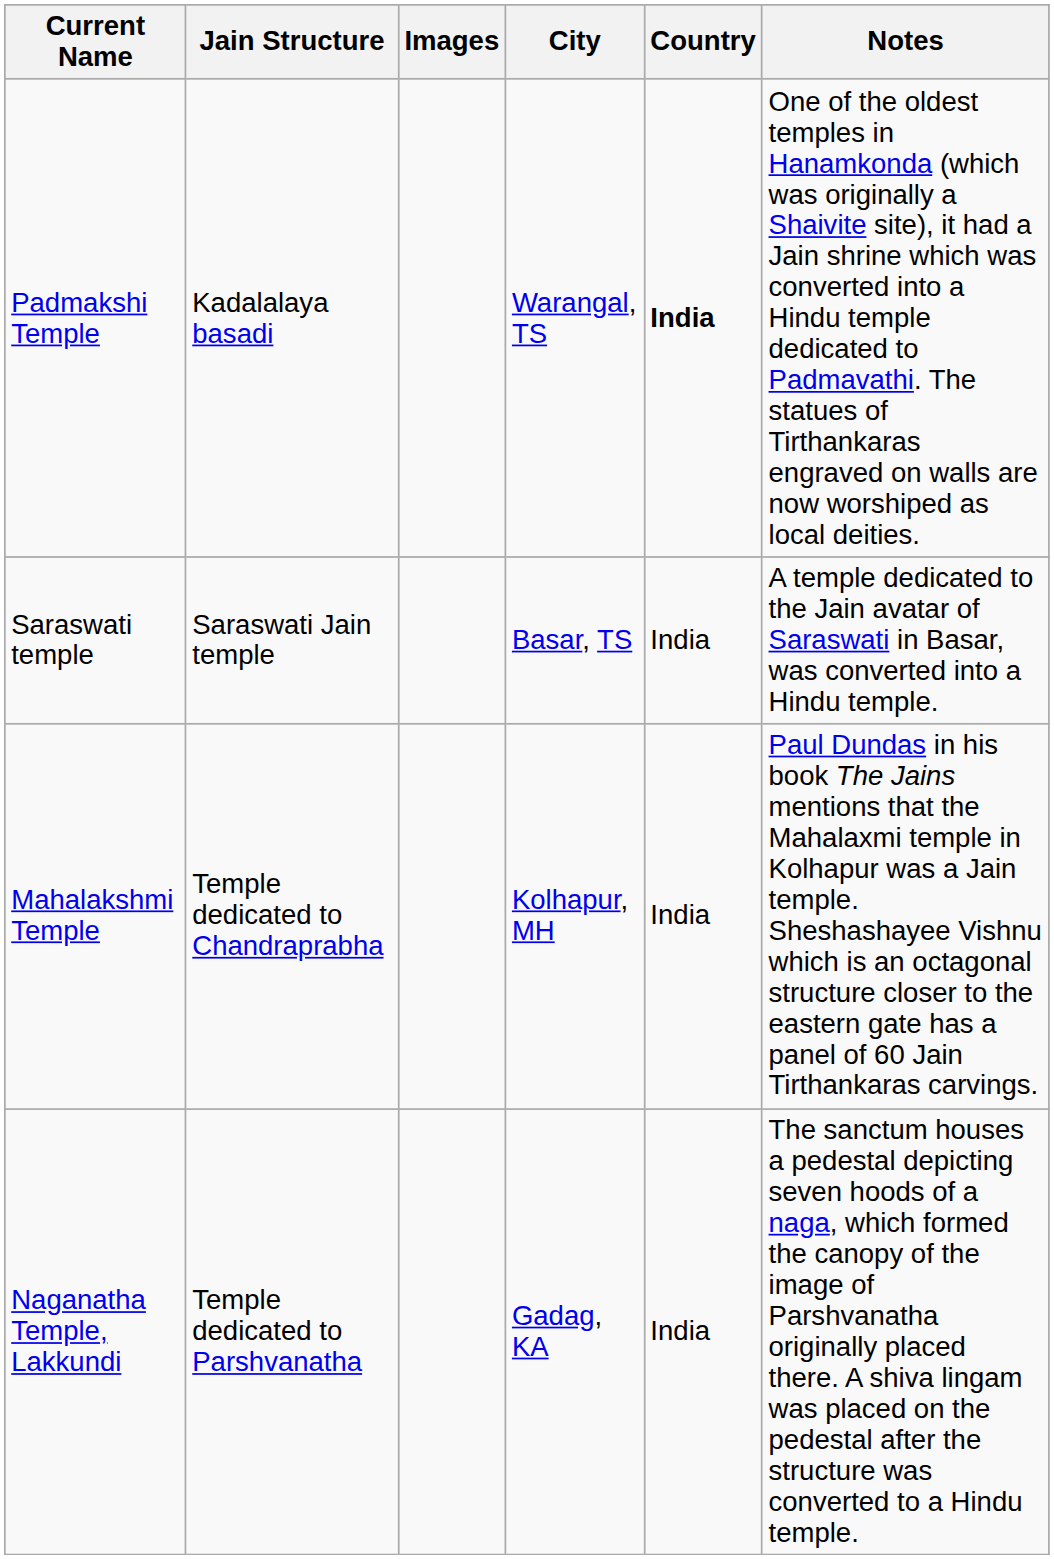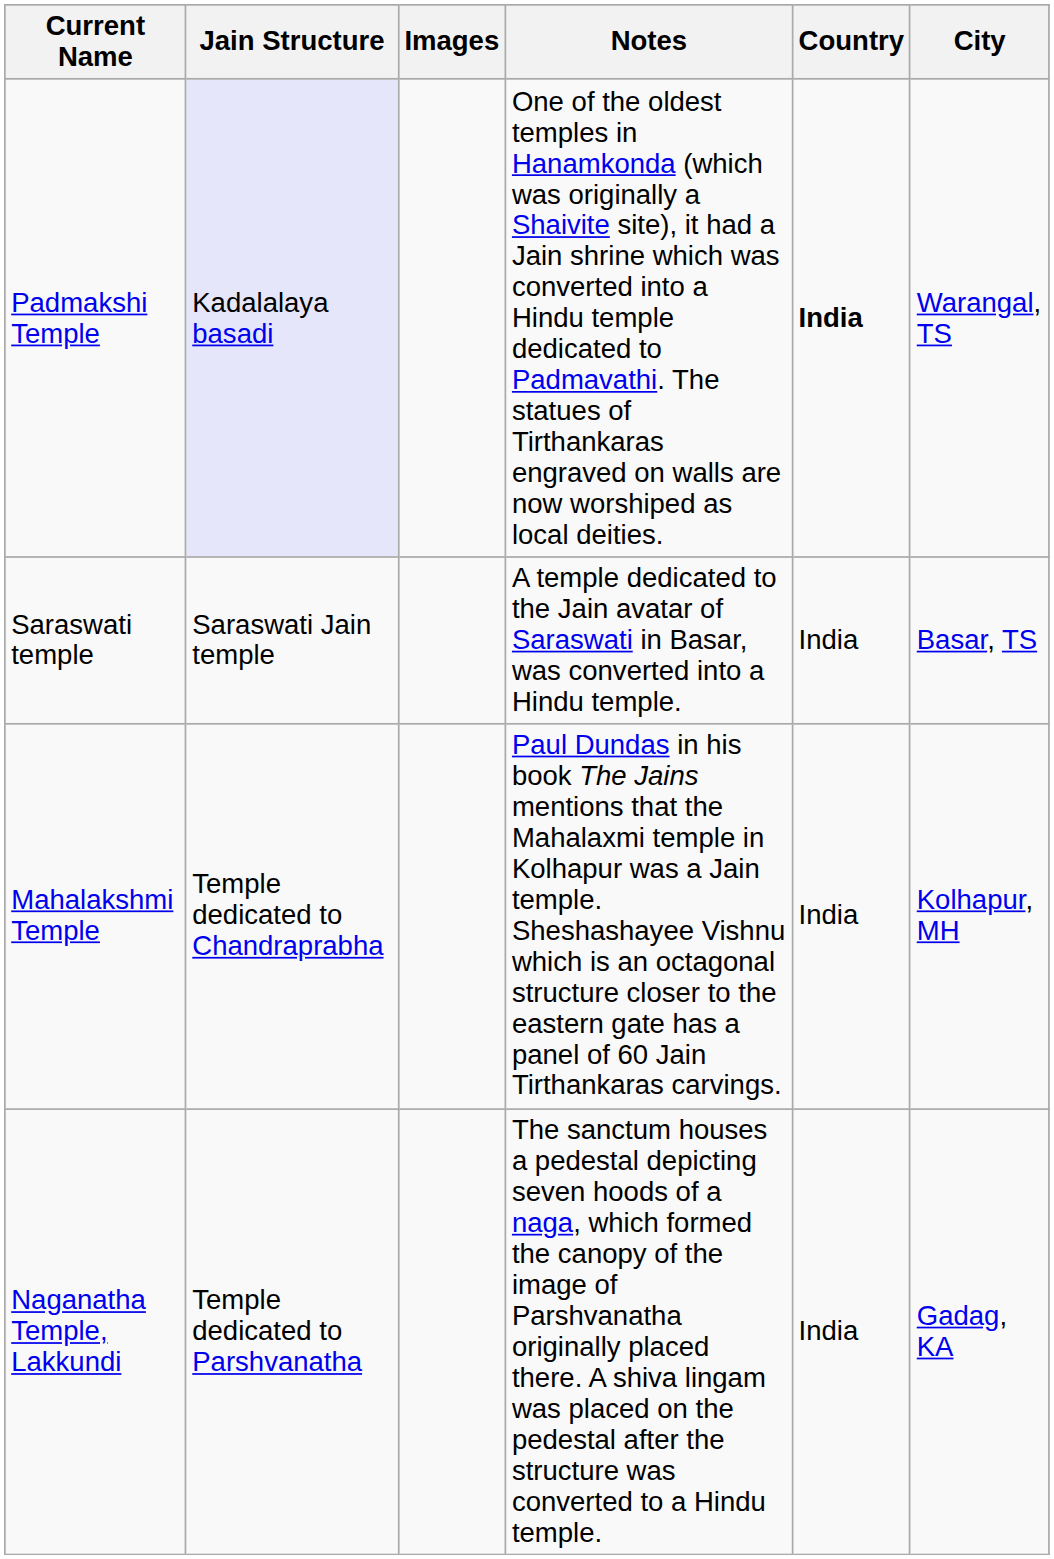columns swapped: (575, 41) <-> (906, 41)
(260, 317) no background -> (260, 317) lavender background
